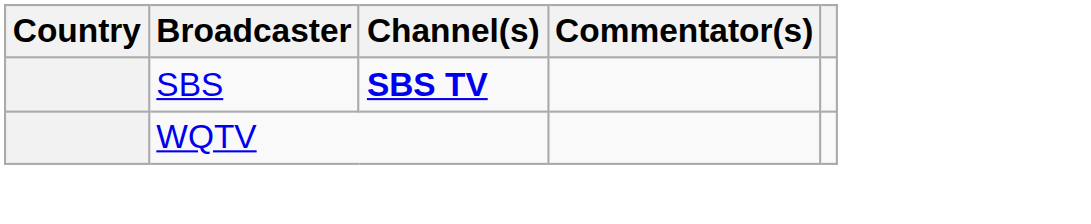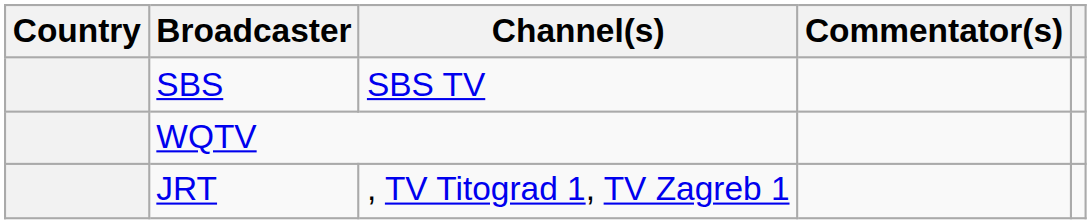(427, 84) bold -> (426, 84) normal
+ row: (187, 190)
